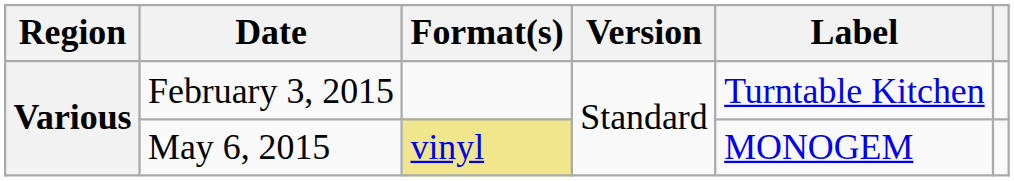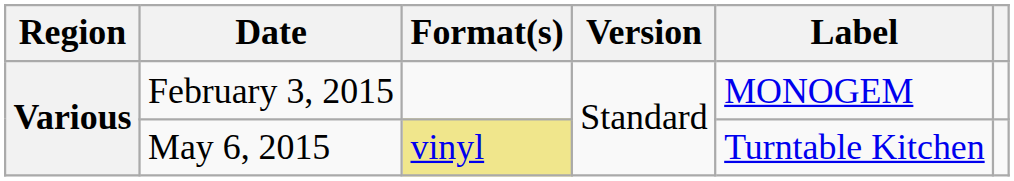(854, 89) Turntable Kitchen -> (819, 89) MONOGEM
(819, 146) MONOGEM -> (854, 146) Turntable Kitchen
